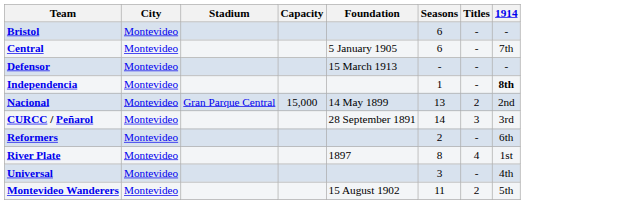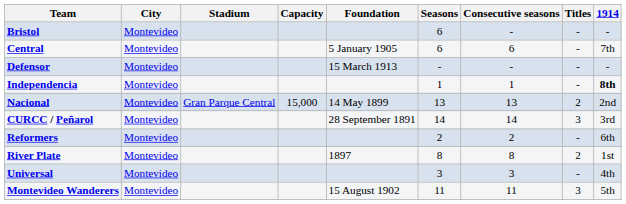+ column: (511, 13)
(477, 155) 4 -> (578, 155) 2
(477, 191) 2 -> (578, 191) 3
